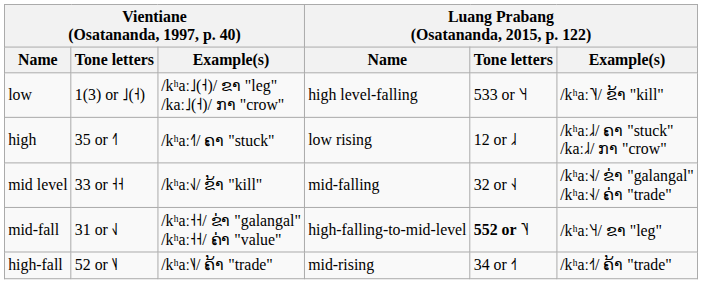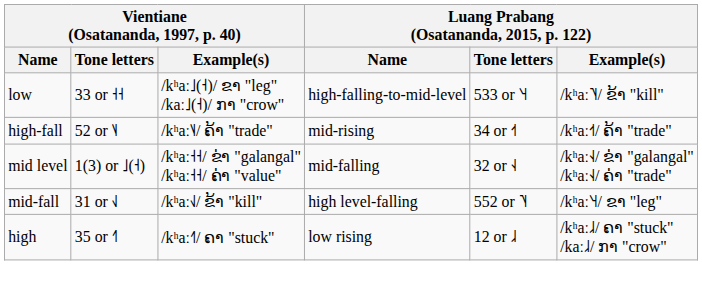(110, 95) 1(3) or ˩(˧) -> (99, 95) 33 or ˧˧
(363, 95) high level-falling -> (387, 95) high-falling-to-mid-level
rows swapped: (22, 139) <-> (35, 265)
(99, 184) 33 or ˧˧ -> (110, 166) 1(3) or ˩(˧)
(212, 185) /kʰaː˧˩/ ຂ້າ "kill" -> (231, 166) /kʰaː˧˧/ ຂ່າ "galangal" /kʰaː˧˧/ ຄ່າ "value"
(231, 230) /kʰaː˧˧/ ຂ່າ "galangal" /kʰaː˧˧/ ຄ່າ "value" -> (212, 202) /kʰaː˧˩/ ຂ້າ "kill"
(387, 229) high-falling-to-mid-level -> (363, 201) high level-falling
(501, 229) bold -> (501, 201) normal
